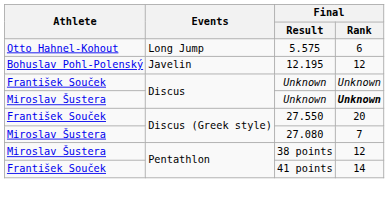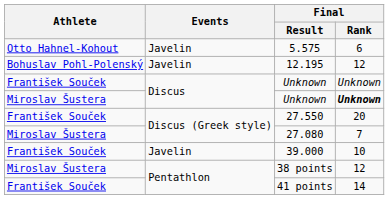(176, 47) Long Jump -> (170, 47) Javelin
+ row: (56, 151)
